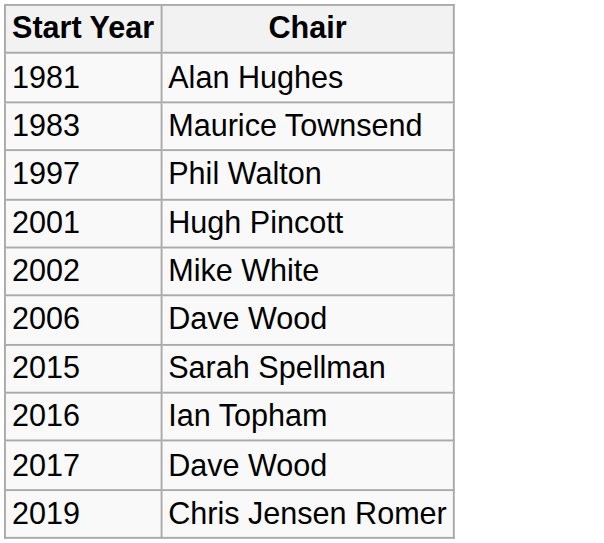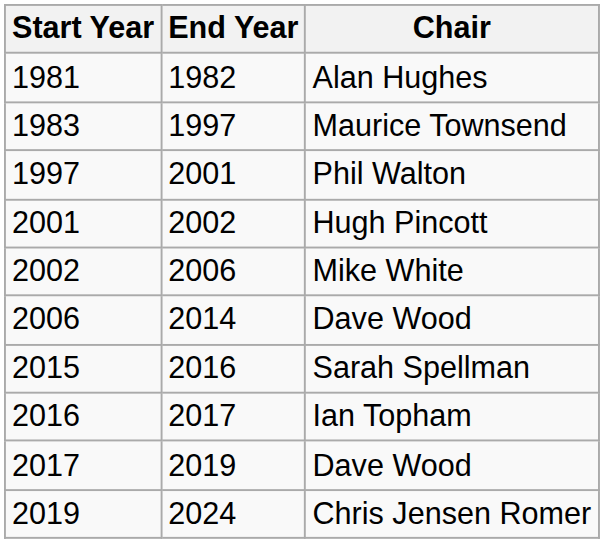+ column: (233, 28)
